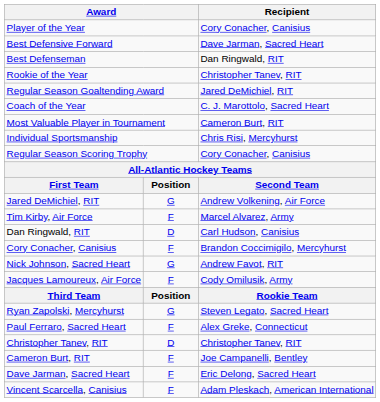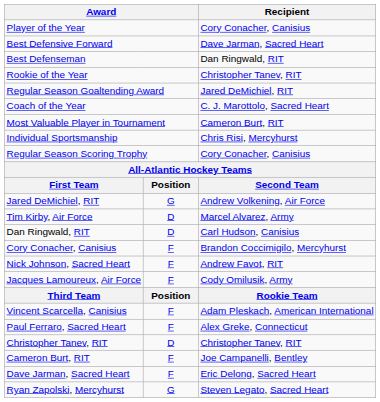(171, 216) F -> (171, 216) D
(171, 264) G -> (171, 264) F
rows swapped: (65, 311) <-> (67, 389)
